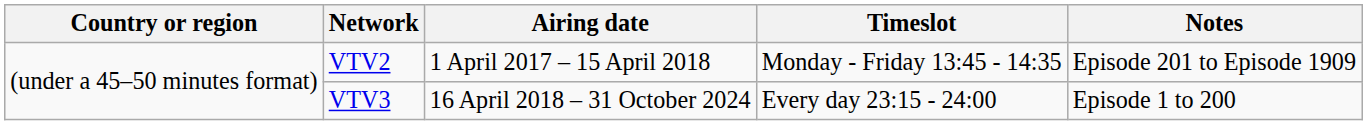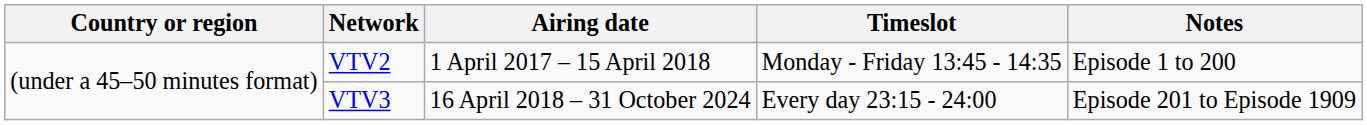(1214, 61) Episode 201 to Episode 1909 -> (1154, 61) Episode 1 to 200
(1154, 100) Episode 1 to 200 -> (1214, 100) Episode 201 to Episode 1909
